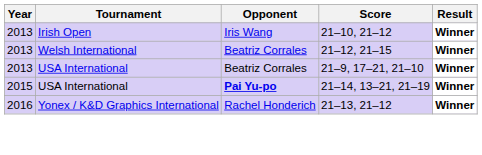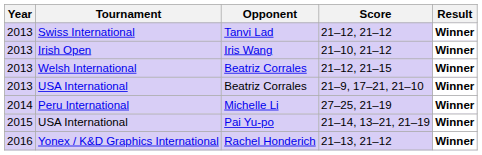+ row: (356, 32)
+ row: (356, 105)
(250, 87) bold -> (249, 123) normal
